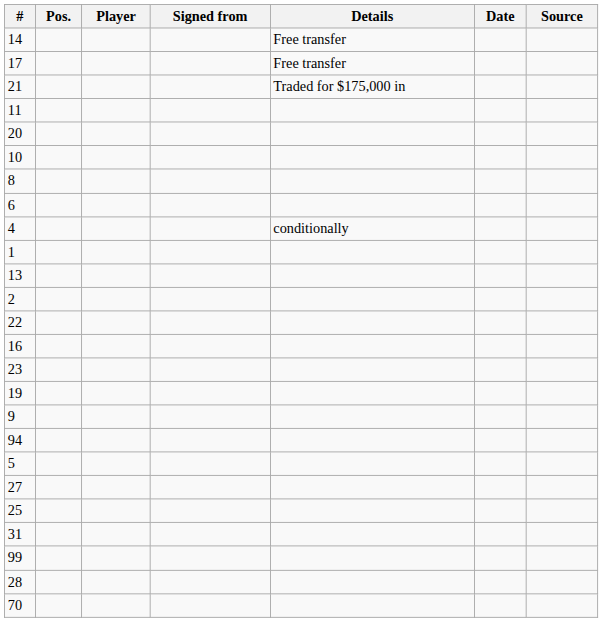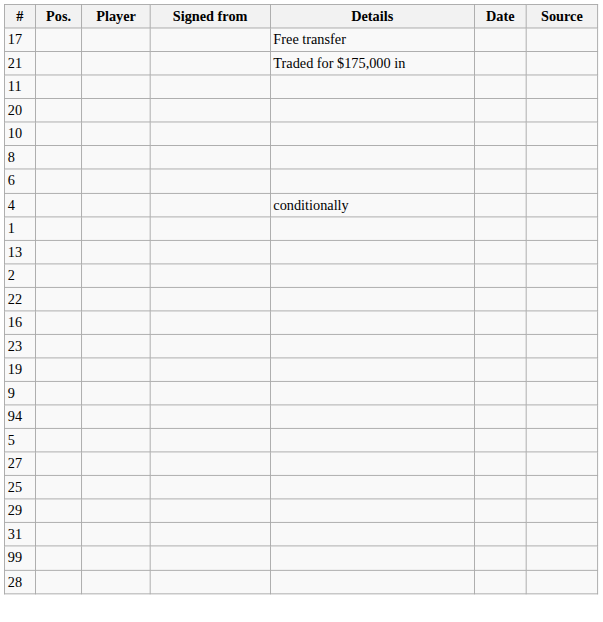- row: (15, 40)
+ row: (15, 511)
- row: (15, 605)
